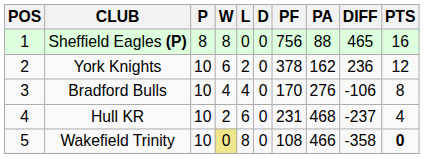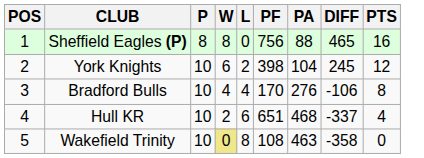- column: (263, 16)
(289, 66) 378 -> (271, 66) 398
(323, 66) 162 -> (304, 66) 104
(360, 66) 236 -> (342, 66) 245
(289, 116) 231 -> (271, 116) 651
(360, 116) -237 -> (342, 116) -337
(323, 141) 466 -> (304, 141) 463
(400, 141) bold -> (382, 141) normal
